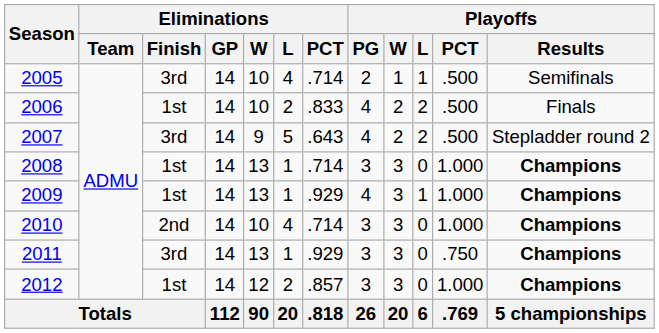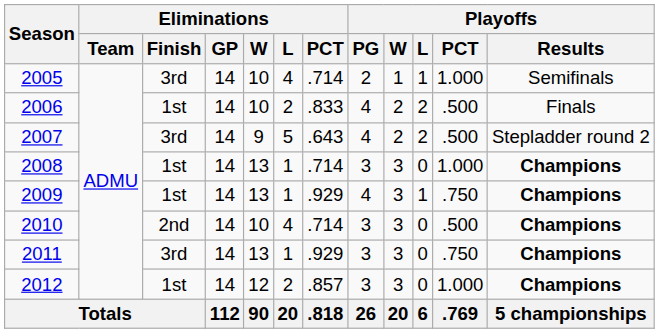(460, 78) .500 -> (460, 78) 1.000
(460, 195) 1.000 -> (460, 195) .750
(460, 225) 1.000 -> (460, 225) .500
